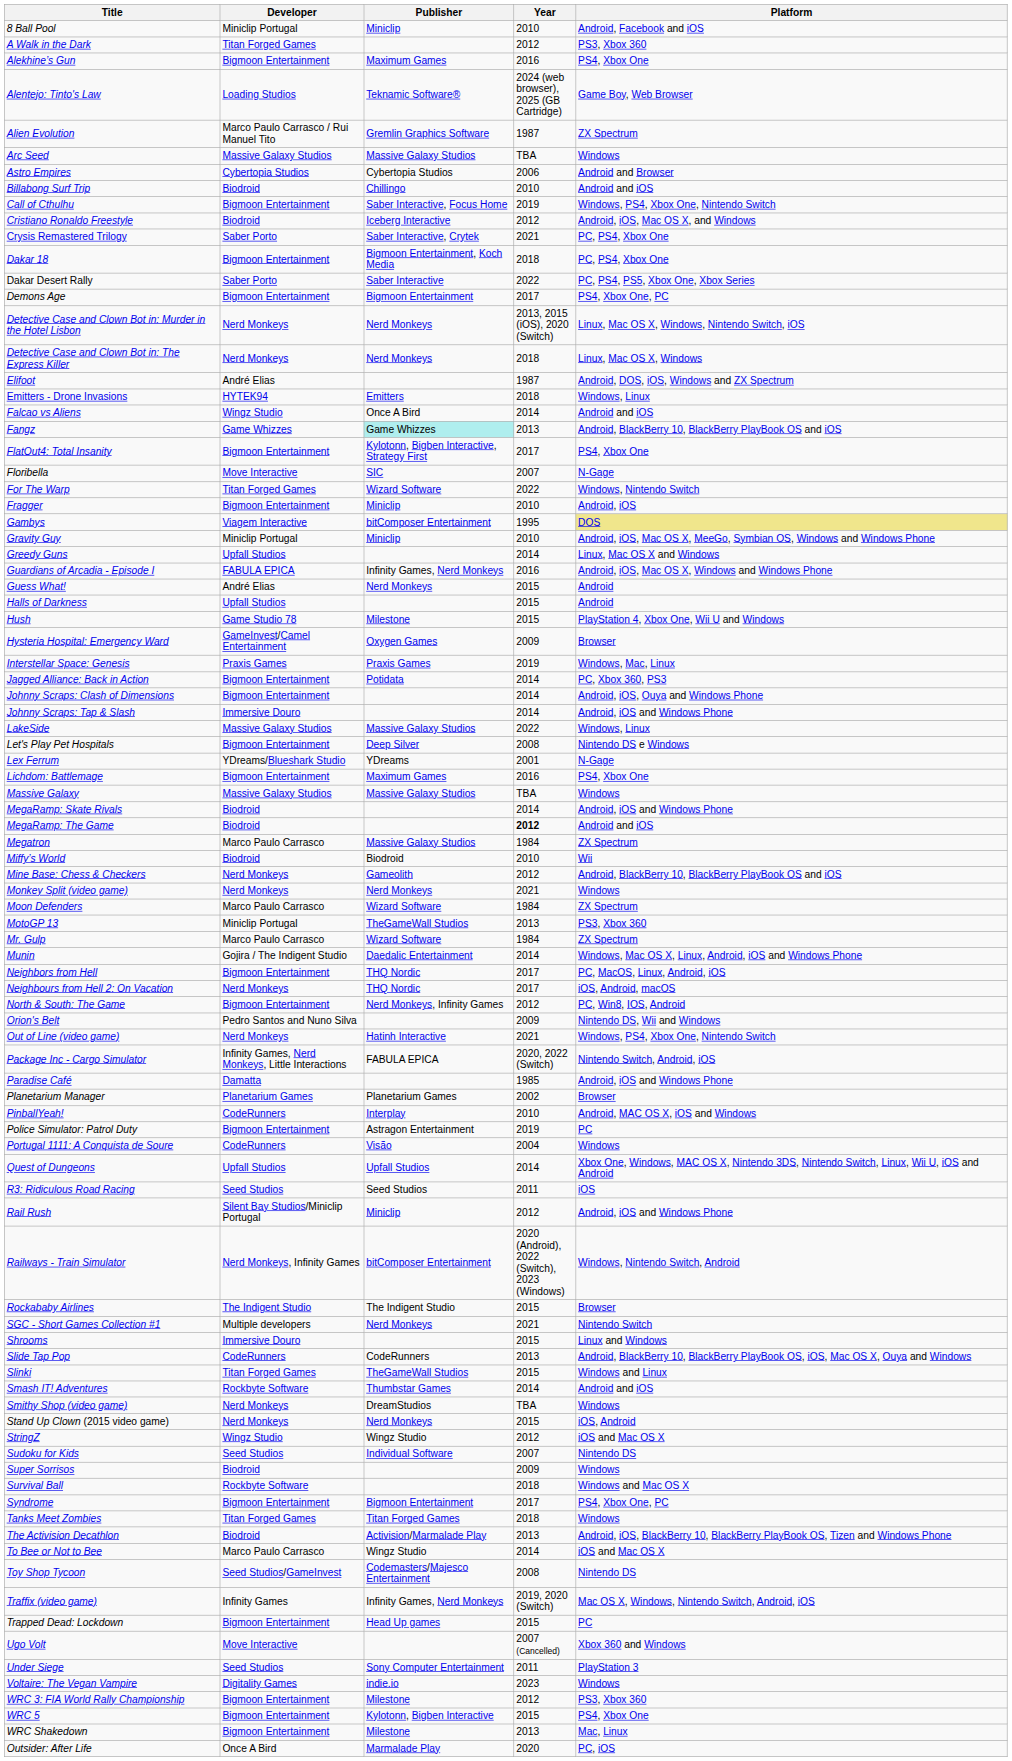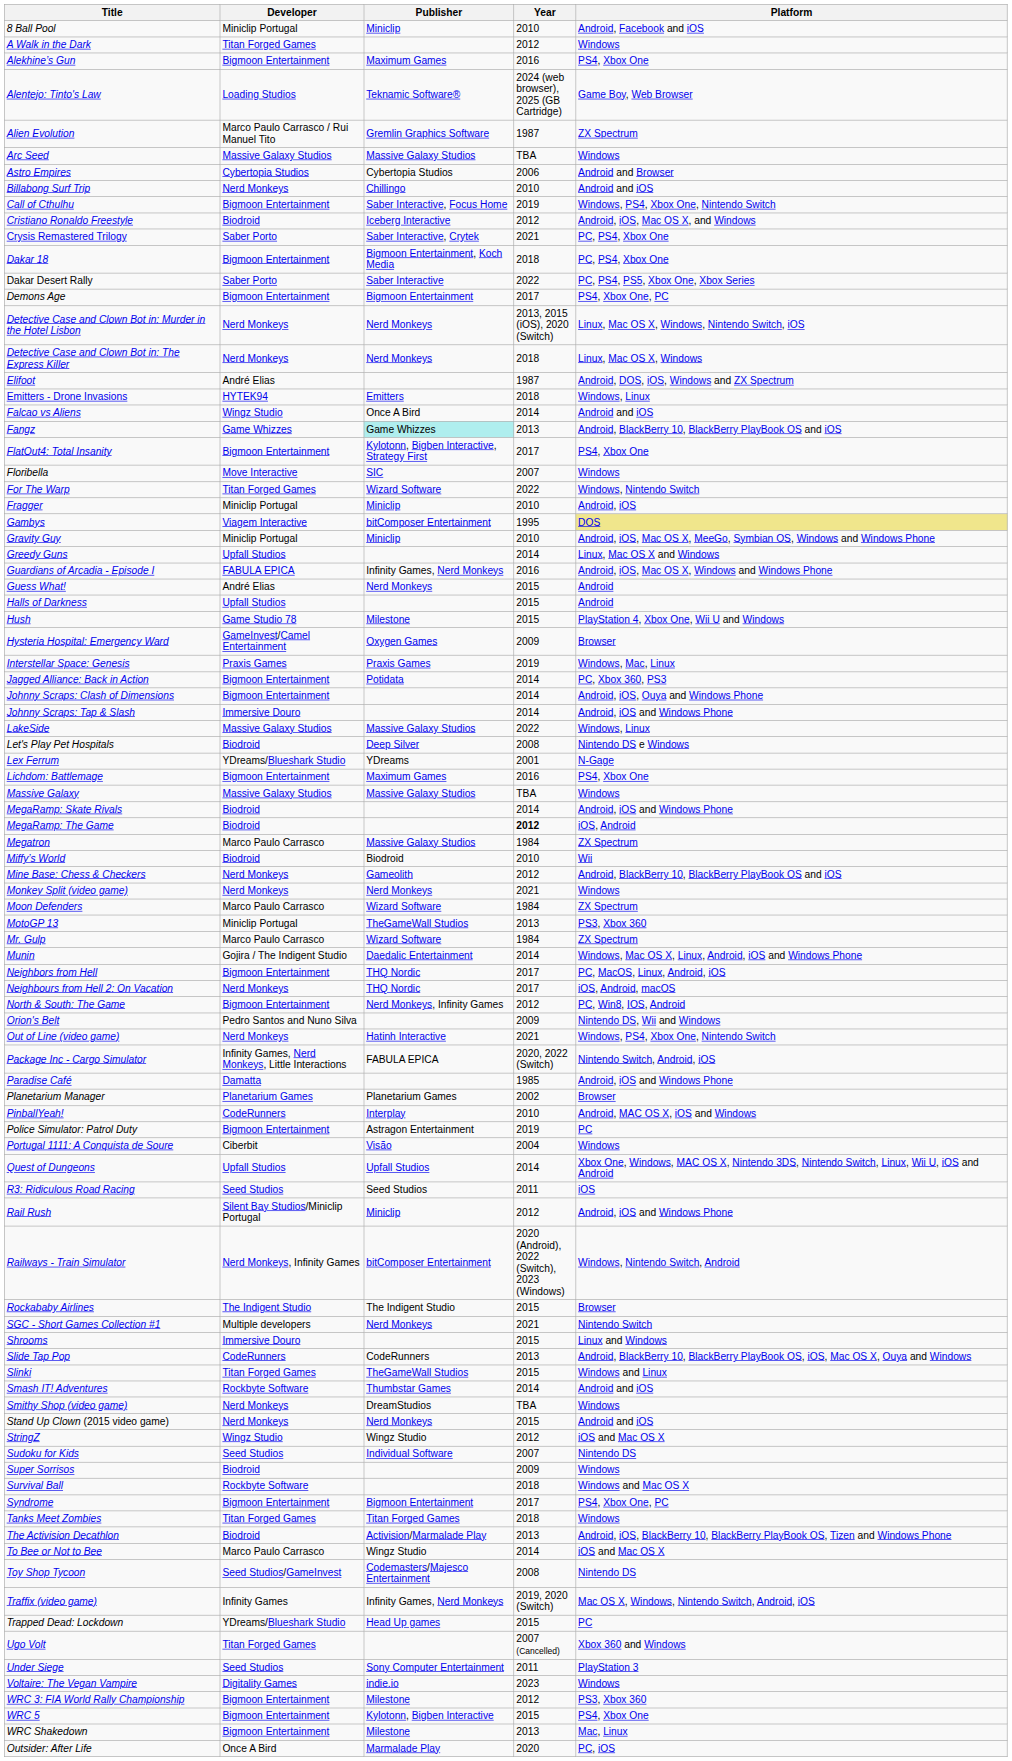(612, 45) PS3, Xbox 360 -> (599, 45) Windows
(241, 188) Biodroid -> (255, 188) Nerd Monkeys
(596, 473) N-Gage -> (599, 473) Windows
(276, 506) Bigmoon Entertainment -> (260, 506) Miniclip Portugal
(276, 744) Bigmoon Entertainment -> (241, 744) Biodroid
(616, 826) Android and iOS -> (607, 826) iOS, Android
(254, 1146) CodeRunners -> (240, 1146) Ciberbit
(607, 1421) iOS, Android -> (616, 1421) Android and iOS
(276, 1623) Bigmoon Entertainment -> (284, 1623) YDreams/Blueshark Studio
(260, 1645) Move Interactive -> (269, 1645) Titan Forged Games
